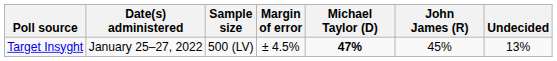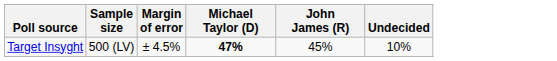- column: (146, 21)
(518, 47) 13% -> (399, 47) 10%
